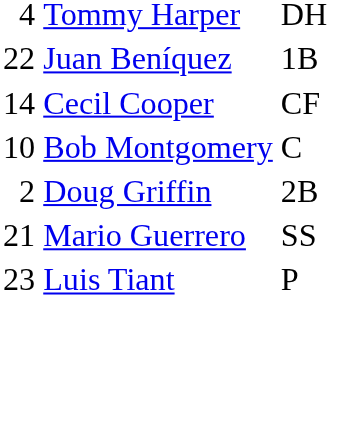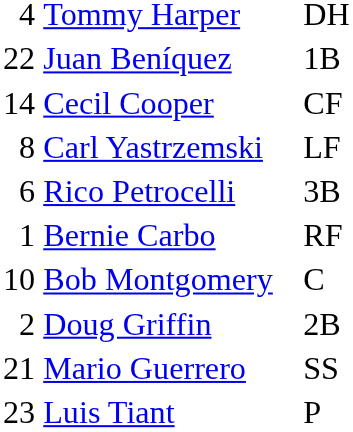+ row: (169, 147)
+ row: (139, 191)
+ row: (129, 235)
